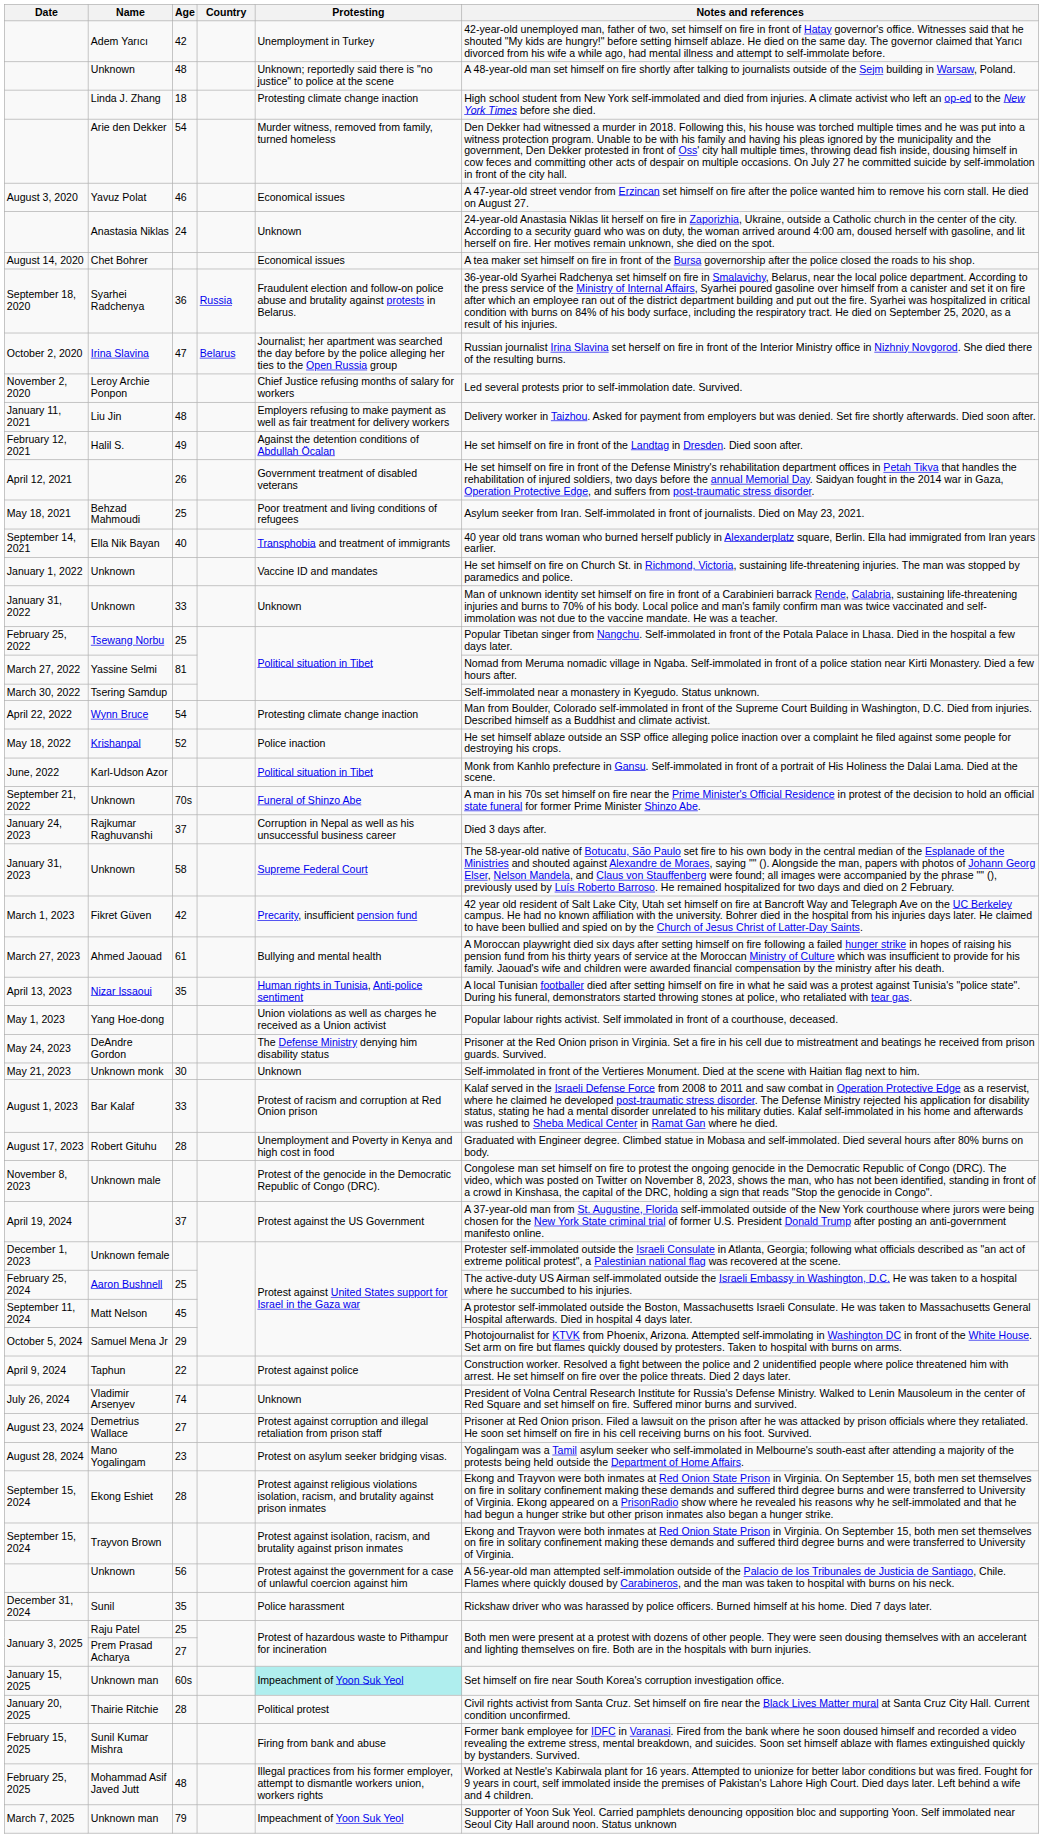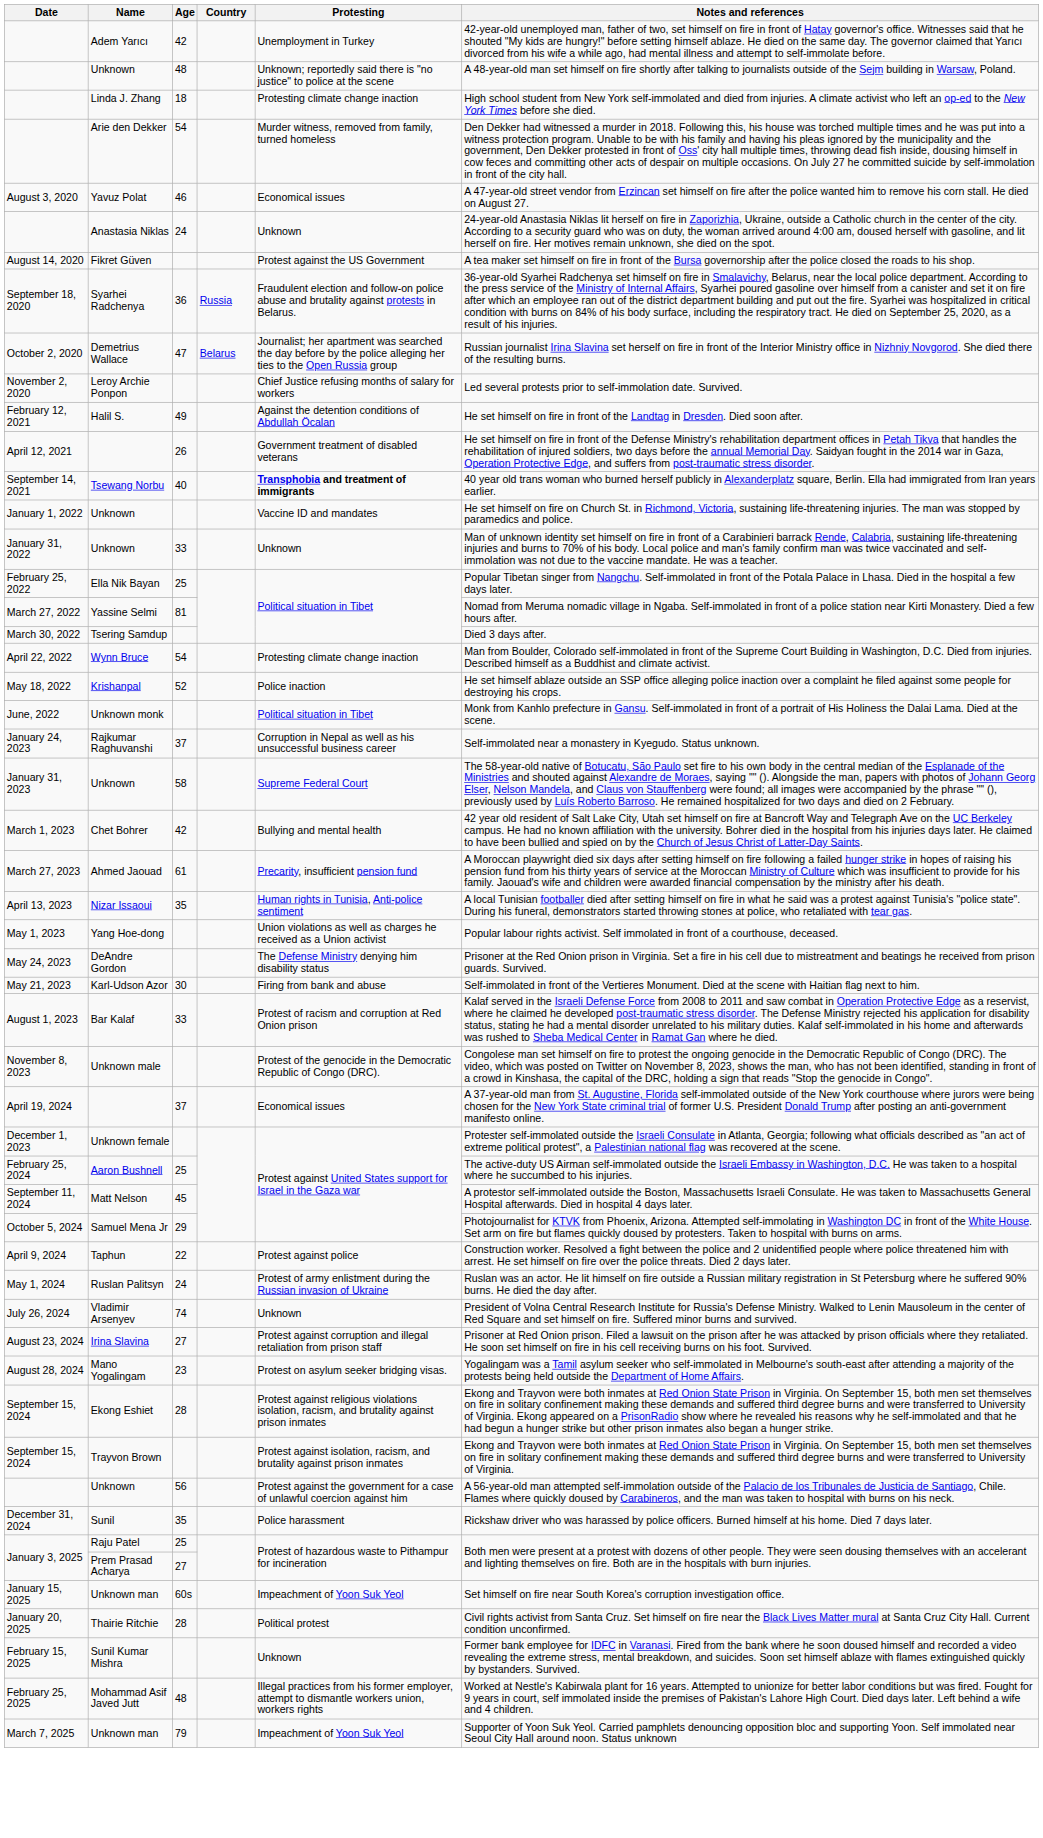(119, 260) Chet Bohrer -> (121, 260) Fikret Güven
(301, 260) Economical issues -> (341, 260) Protest against the US Government
(120, 353) Irina Slavina -> (115, 353) Demetrius Wallace
- row: (34, 416)
- row: (39, 514)
(125, 543) Ella Nik Bayan -> (128, 486) Tsewang Norbu
(354, 543) normal -> (332, 486) bold
(128, 641) Tsewang Norbu -> (125, 583) Ella Nik Bayan
(612, 692) Self-immolated near a monastery in Kyegudo. Status unknown. -> (505, 635) Died 3 days after.
(129, 772) Karl-Udson Azor -> (127, 715) Unknown monk
- row: (41, 800)
(505, 829) Died 3 days after. -> (612, 743) Self-immolated near a monastery in Kyegudo. Status unknown.
(121, 916) Fikret Güven -> (119, 830) Chet Bohrer
(337, 916) Precarity, insufficient pension fund -> (319, 830) Bullying and mental health
(319, 957) Bullying and mental health -> (337, 871) Precarity, insufficient pension fund
(127, 1071) Unknown monk -> (129, 985) Karl-Udson Azor
(279, 1071) Unknown -> (322, 985) Firing from bank and abuse
- row: (45, 1146)
(341, 1221) Protest against the US Government -> (301, 1107) Economical issues
+ row: (36, 1284)
(115, 1427) Demetrius Wallace -> (120, 1342) Irina Slavina
(330, 1680) paleturquoise background -> (330, 1594) no background
(322, 1743) Firing from bank and abuse -> (279, 1658) Unknown
